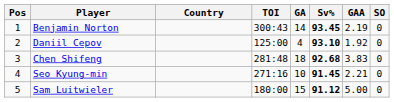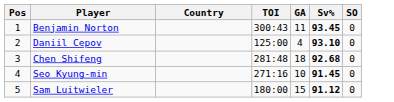- column: (356, 12)
(300, 28) 14 -> (300, 28) 11
